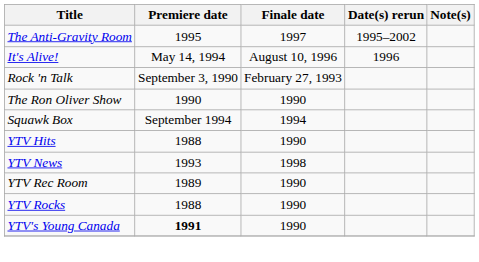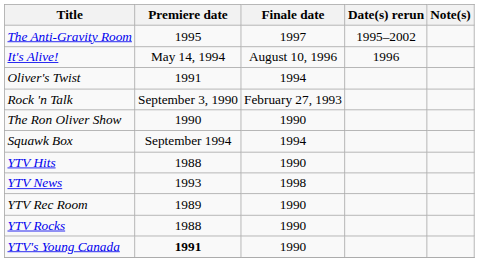+ row: (44, 78)
